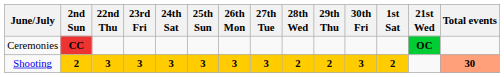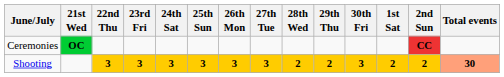columns swapped: (424, 20) <-> (76, 20)
